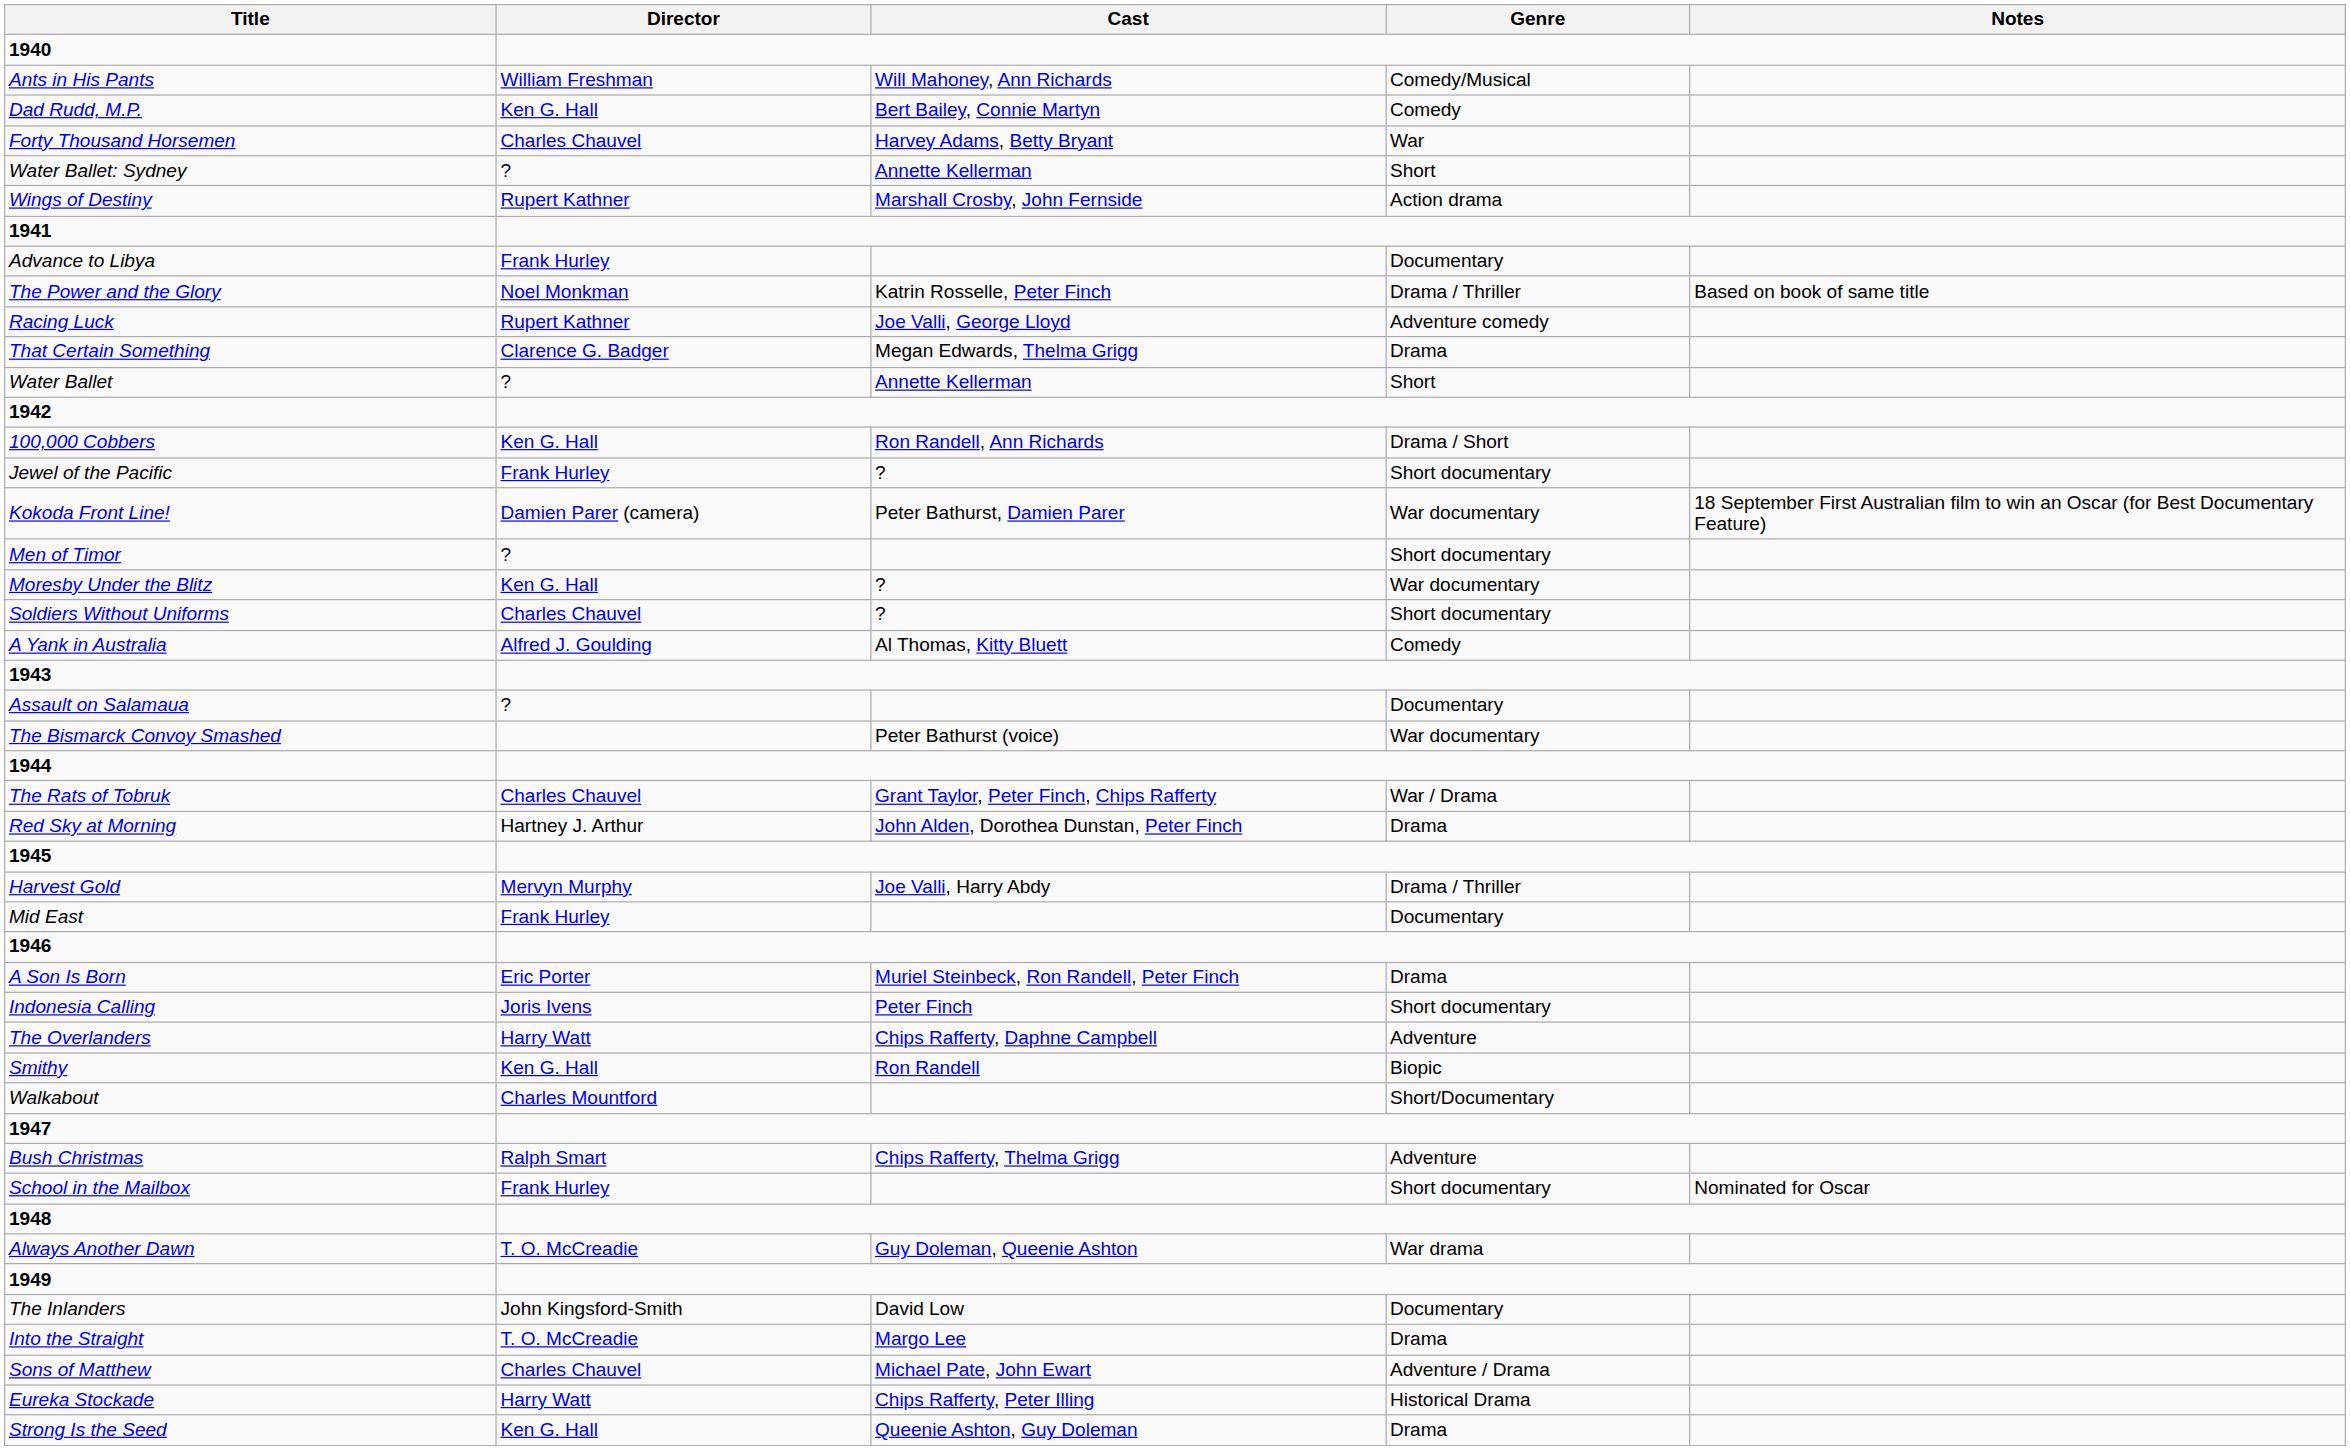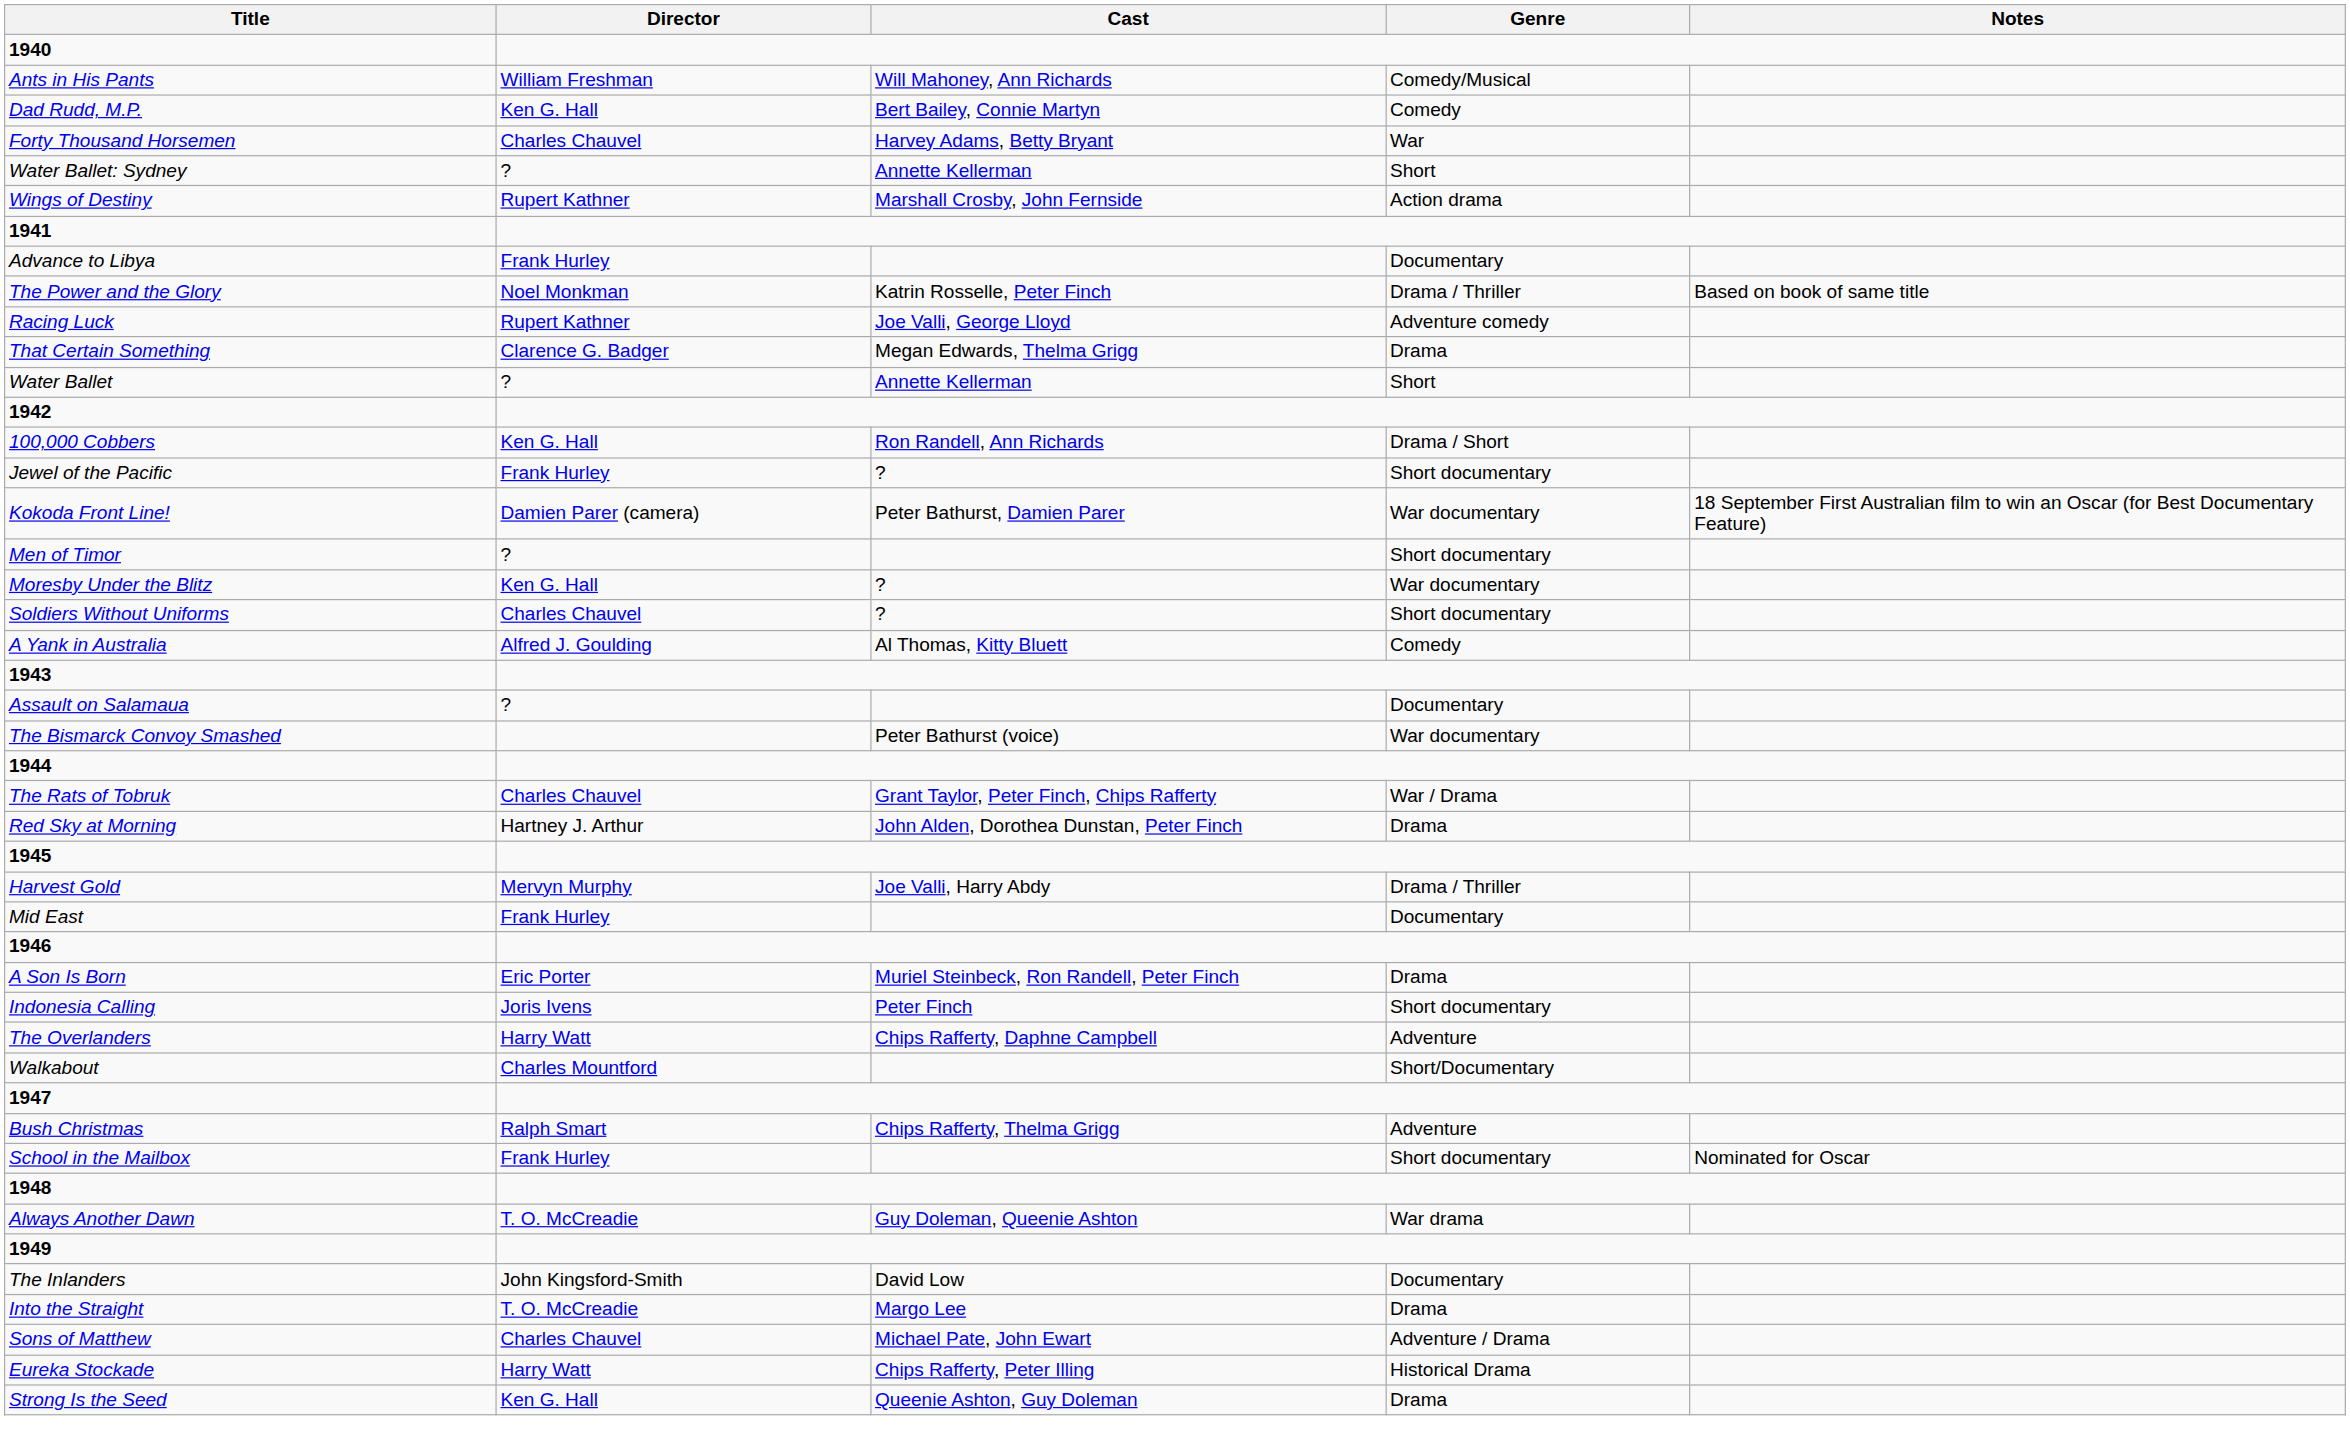- row: (38, 1067)
